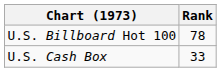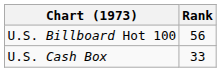(198, 36) 78 -> (198, 36) 56
